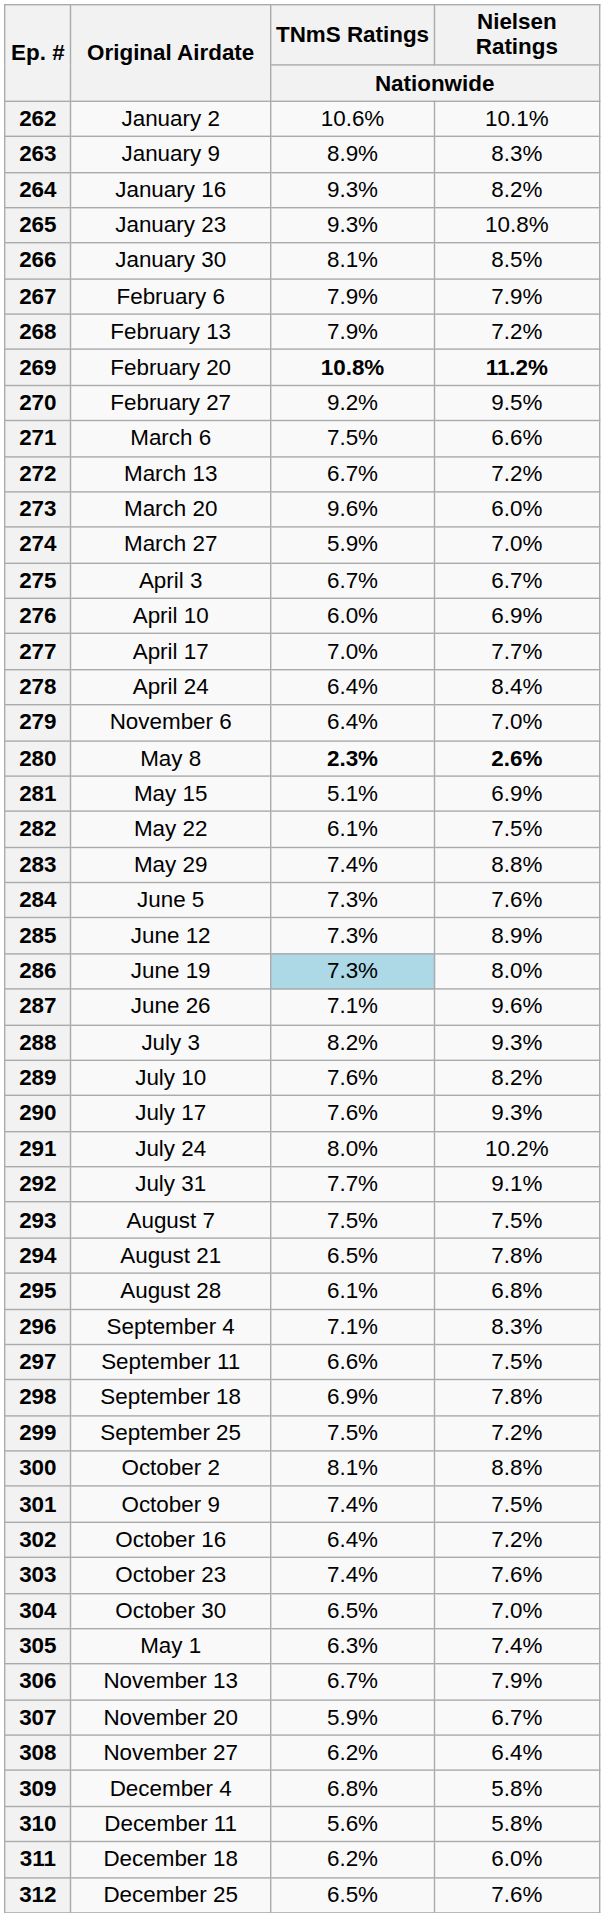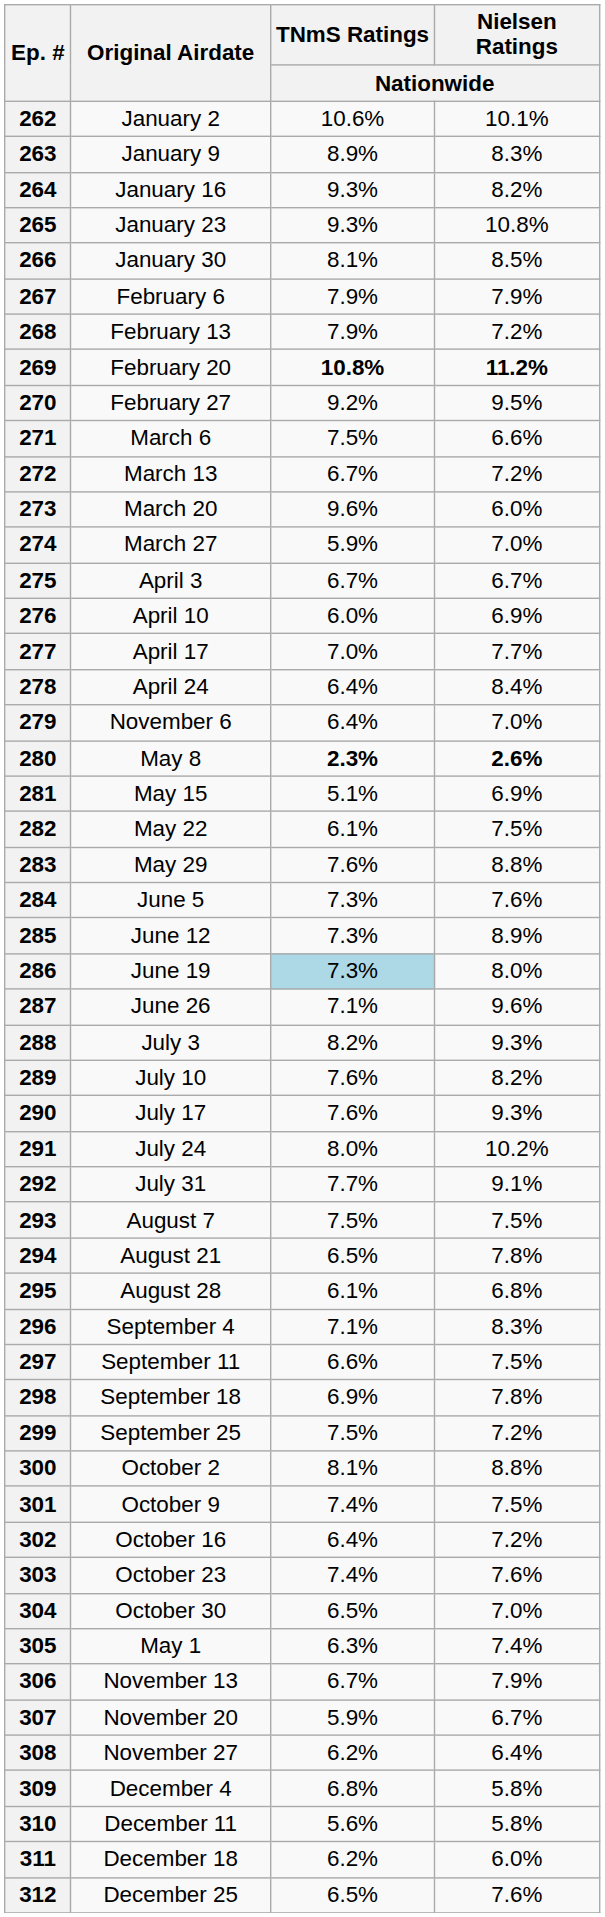(353, 864) 7.4% -> (353, 864) 7.6%
